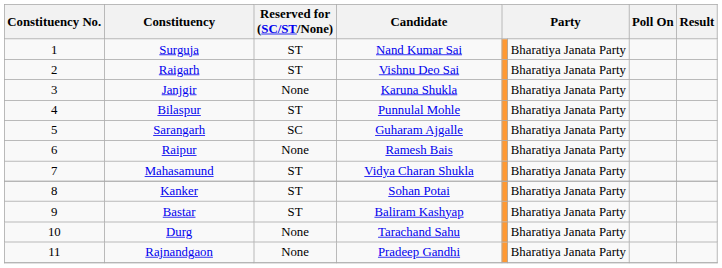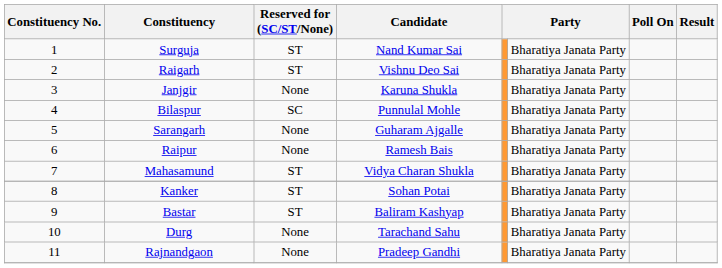(295, 110) ST -> (295, 110) SC
(295, 130) SC -> (295, 130) None
